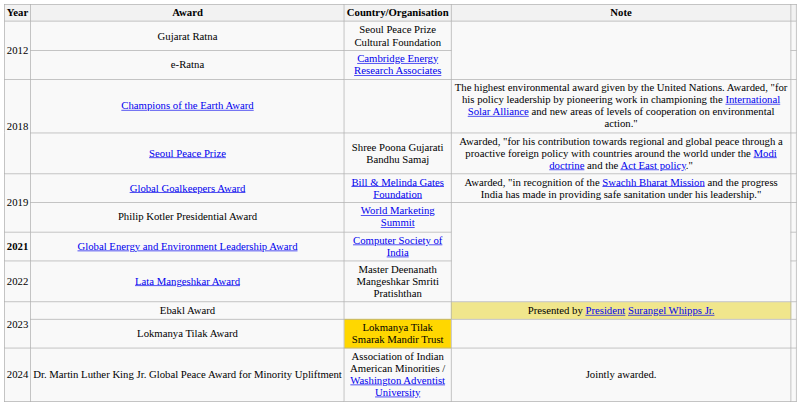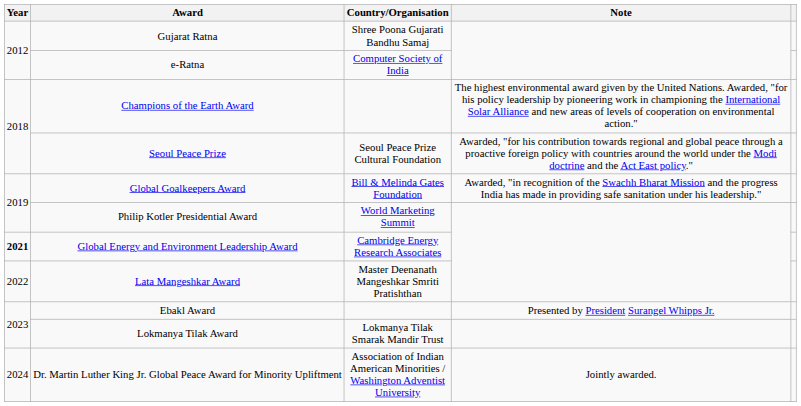(398, 36) Seoul Peace Prize Cultural Foundation -> (398, 36) Shree Poona Gujarati Bandhu Samaj
(398, 65) Cambridge Energy Research Associates -> (398, 65) Computer Society of India
(398, 153) Shree Poona Gujarati Bandhu Samaj -> (398, 153) Seoul Peace Prize Cultural Foundation
(398, 246) Computer Society of India -> (398, 246) Cambridge Energy Research Associates
(621, 310) khaki background -> (621, 310) no background
(398, 333) gold background -> (398, 333) no background
